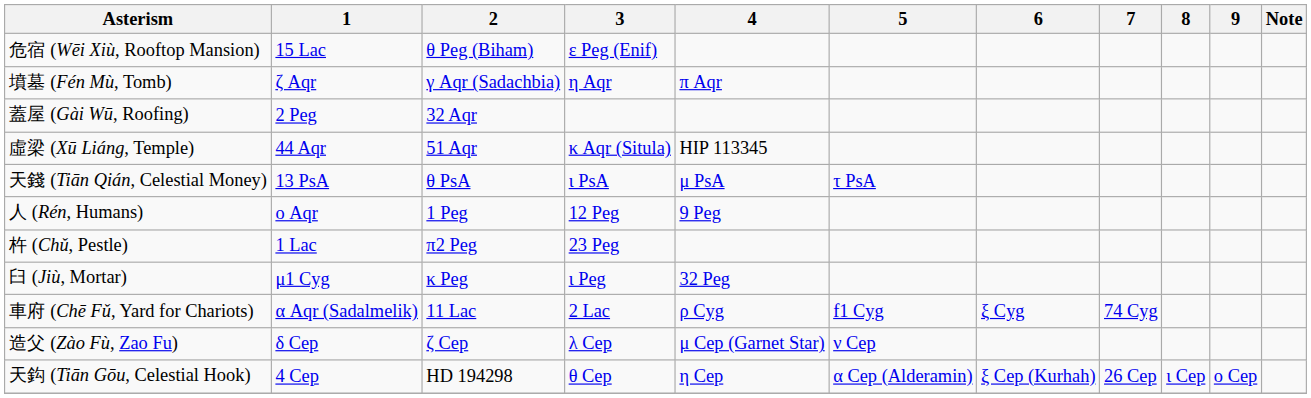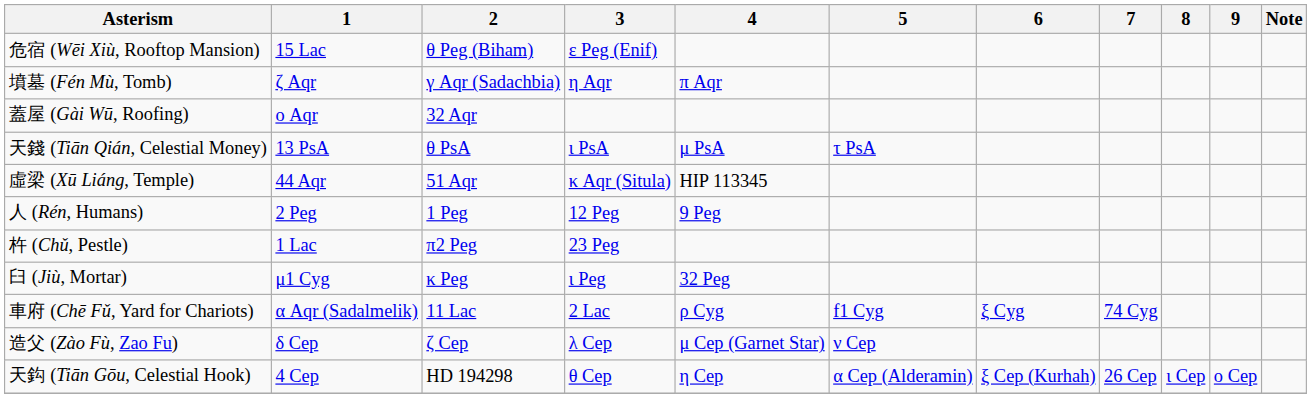(296, 115) 2 Peg -> (297, 115) ο Aqr
rows swapped: (102, 147) <-> (138, 179)
(297, 213) ο Aqr -> (296, 213) 2 Peg
